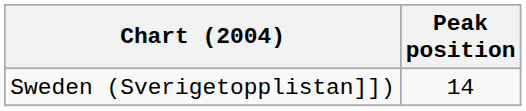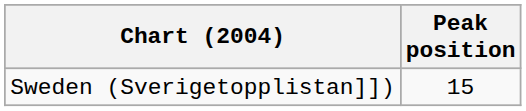(461, 87) 14 -> (461, 87) 15
